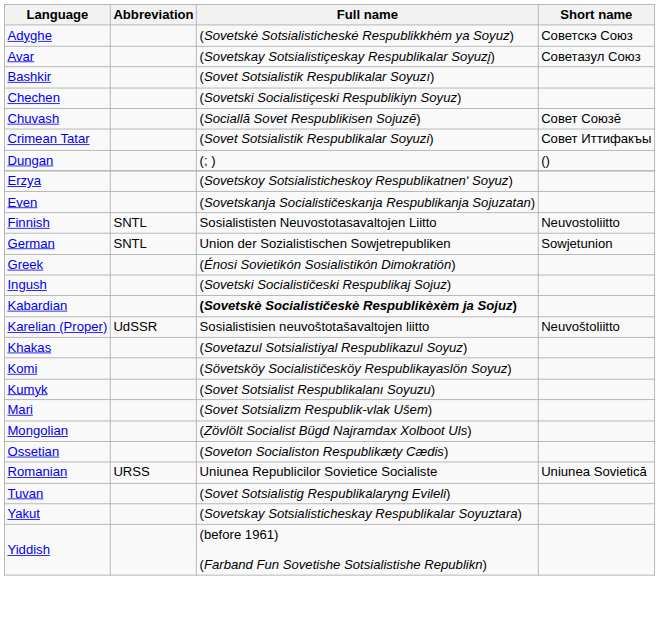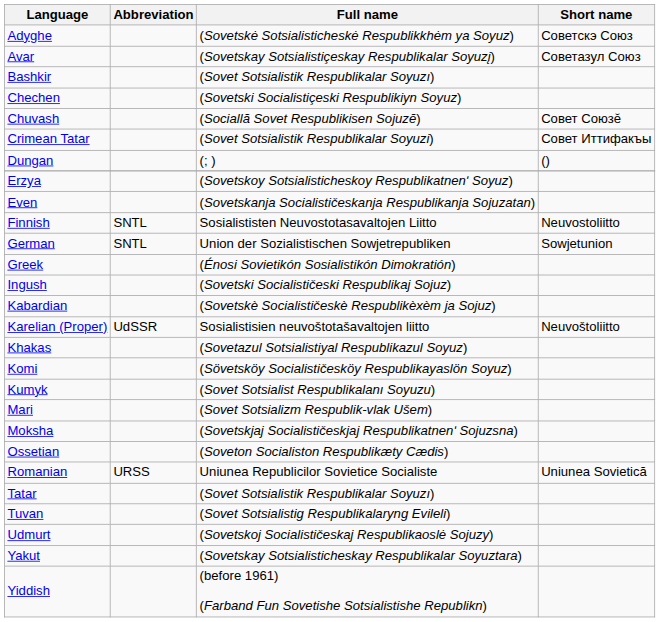(358, 306) bold -> (348, 306) normal
- row: (38, 431)
+ row: (30, 431)
+ row: (22, 493)
+ row: (29, 535)
